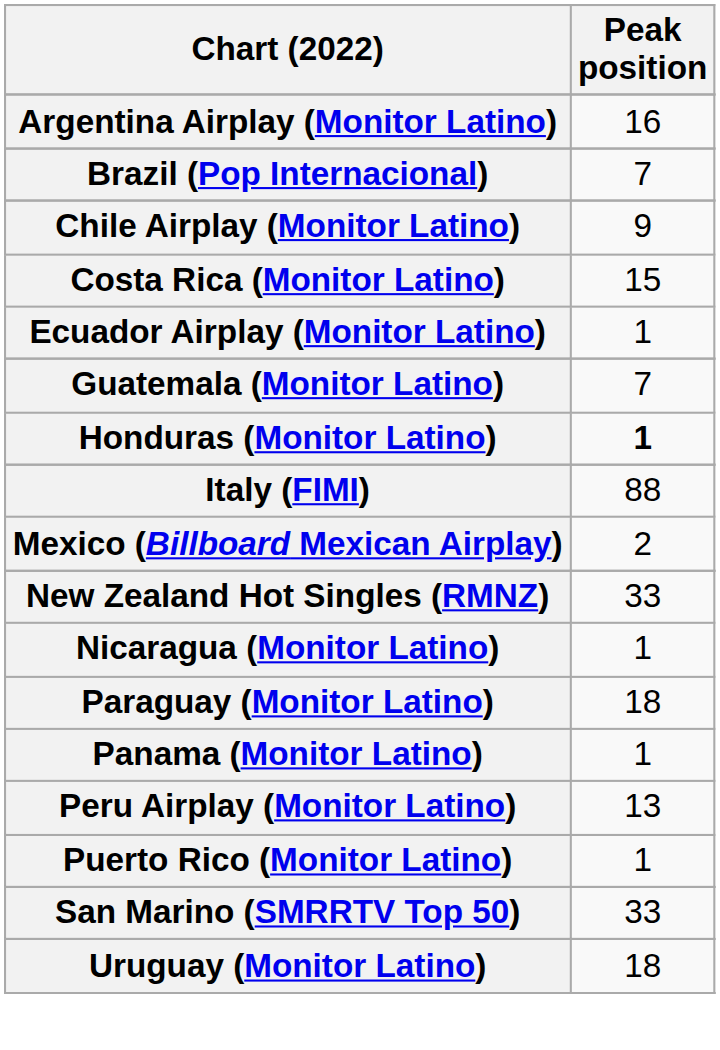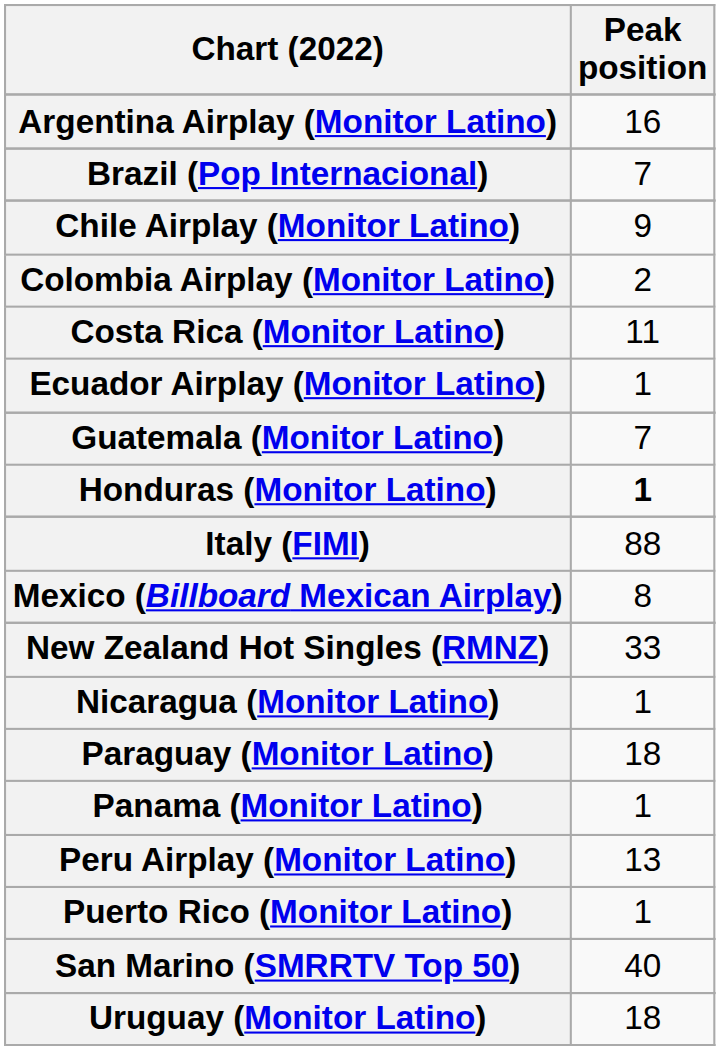+ row: (288, 279)
(643, 279) 15 -> (643, 332) 11
(643, 543) 2 -> (643, 596) 8
(643, 912) 33 -> (643, 965) 40
